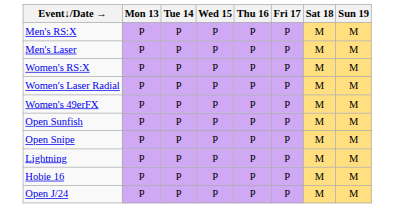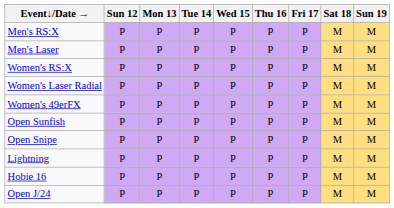+ column: (122, 13)
